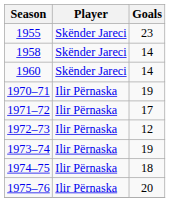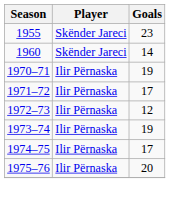- row: (28, 52)
(147, 168) 18 -> (147, 149) 17
